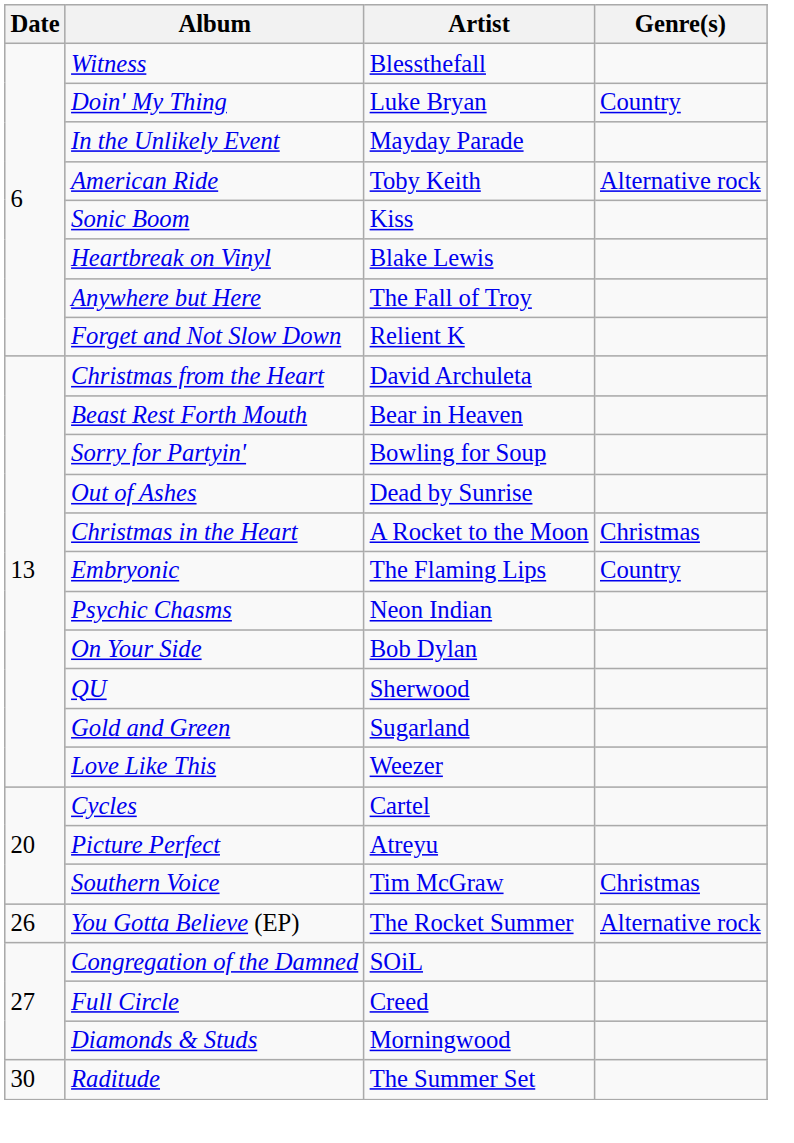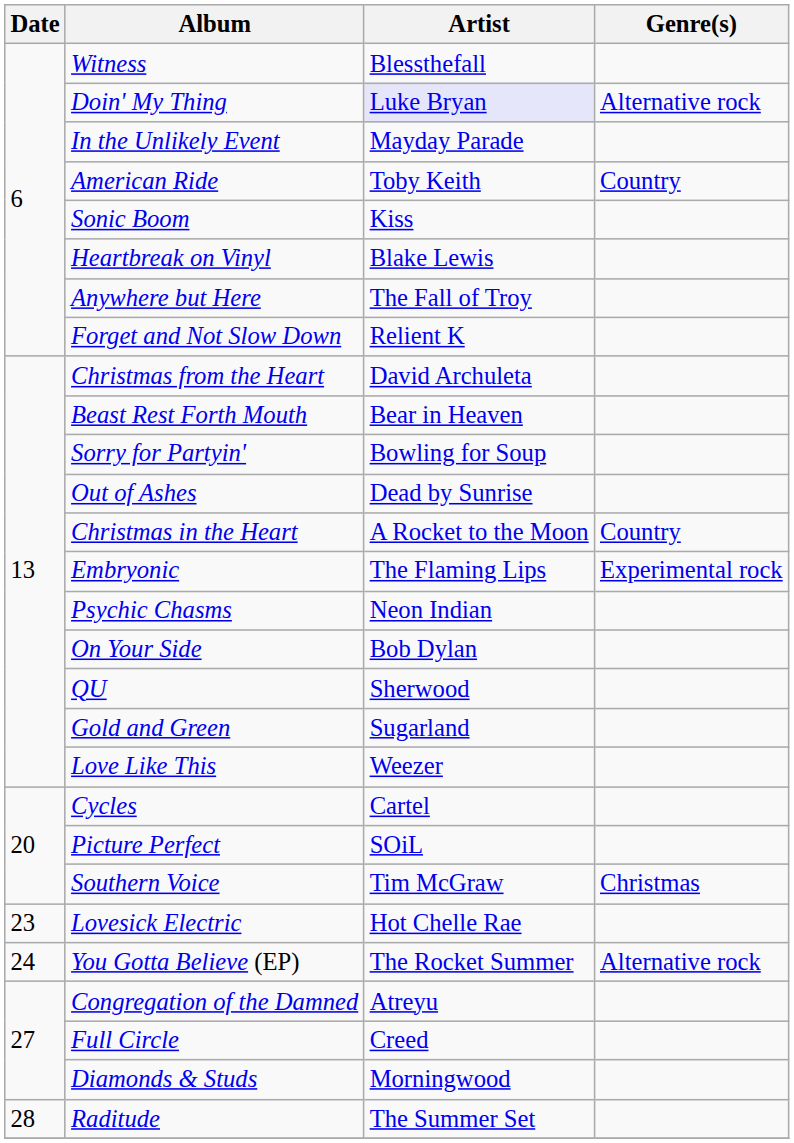(428, 102) no background -> (428, 102) lavender background
(640, 102) Country -> (680, 102) Alternative rock
(680, 180) Alternative rock -> (640, 180) Country
(650, 532) Christmas -> (640, 532) Country
(640, 571) Country -> (691, 571) Experimental rock
(404, 844) Atreyu -> (396, 844) SOiL
+ row: (156, 922)
(23, 922) 26 -> (23, 961) 24
(396, 961) SOiL -> (404, 1000) Atreyu
(23, 1079) 30 -> (23, 1118) 28
